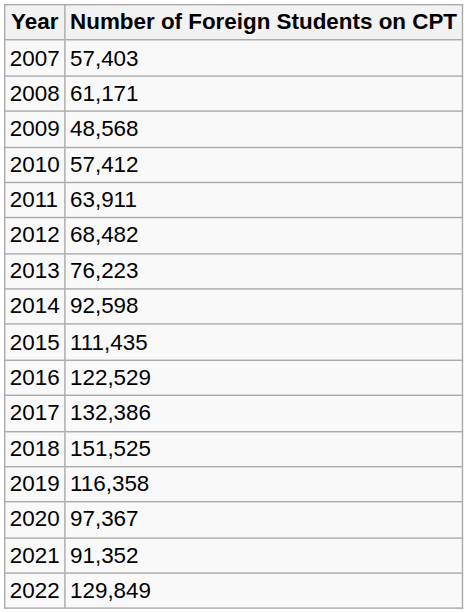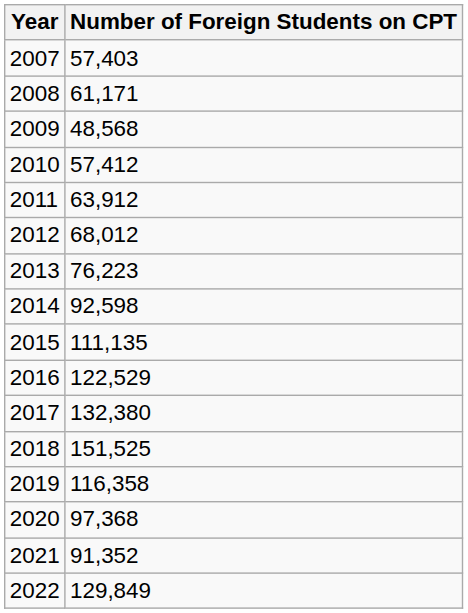(103, 199) 63,911 -> (104, 199) 63,912
(104, 235) 68,482 -> (104, 235) 68,012
(109, 341) 111,435 -> (109, 341) 111,135
(111, 413) 132,386 -> (111, 413) 132,380
(104, 519) 97,367 -> (104, 519) 97,368
